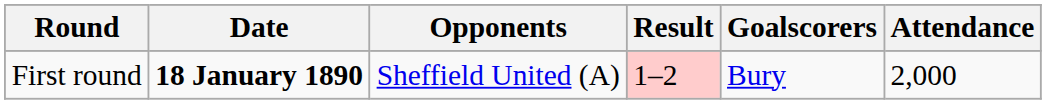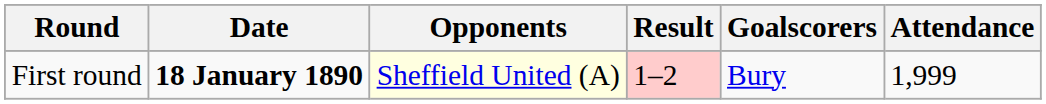(498, 74) no background -> (498, 74) lightyellow background
(924, 74) 2,000 -> (924, 74) 1,999
